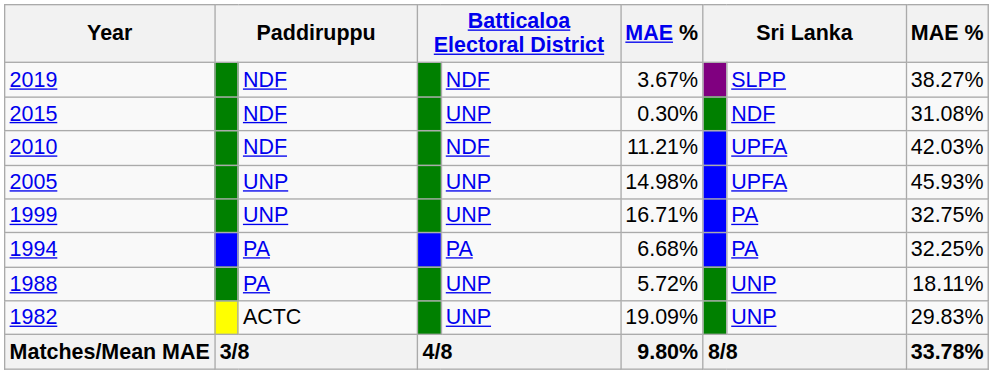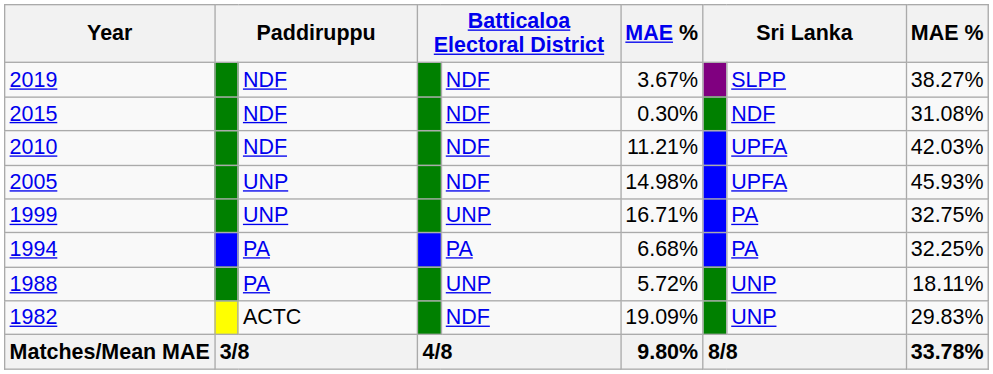(468, 113) UNP -> (468, 113) NDF
(468, 181) UNP -> (468, 181) NDF
(468, 317) UNP -> (468, 317) NDF
